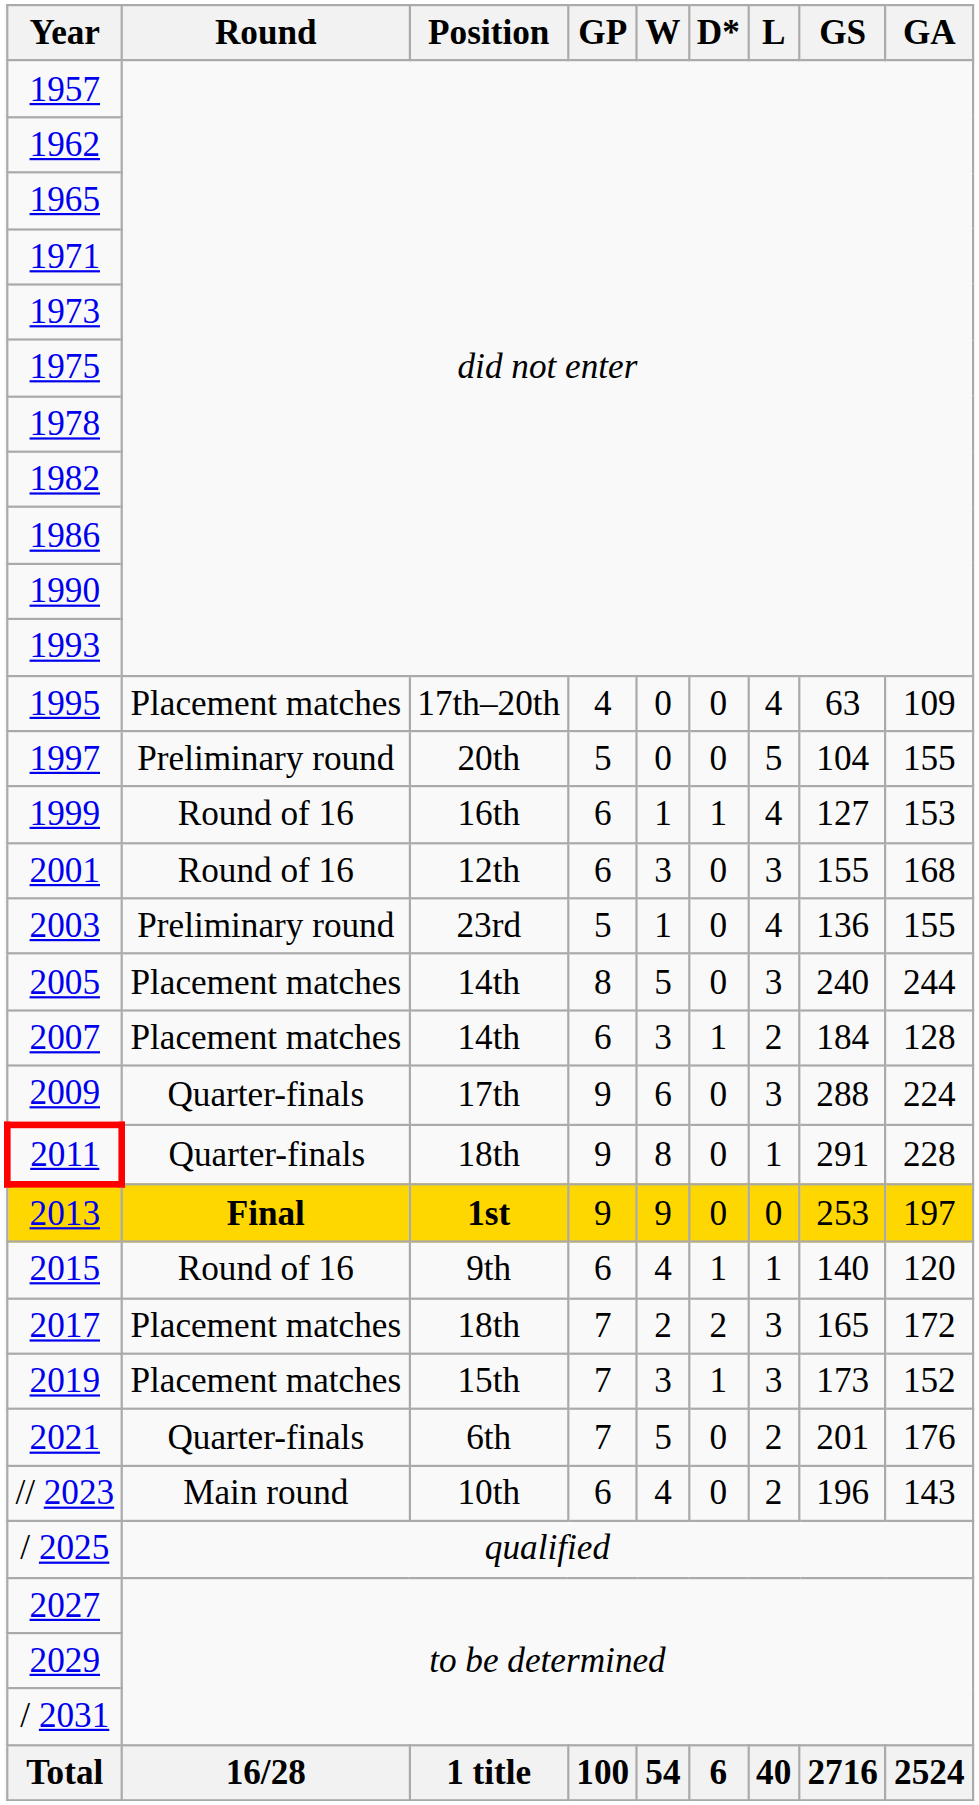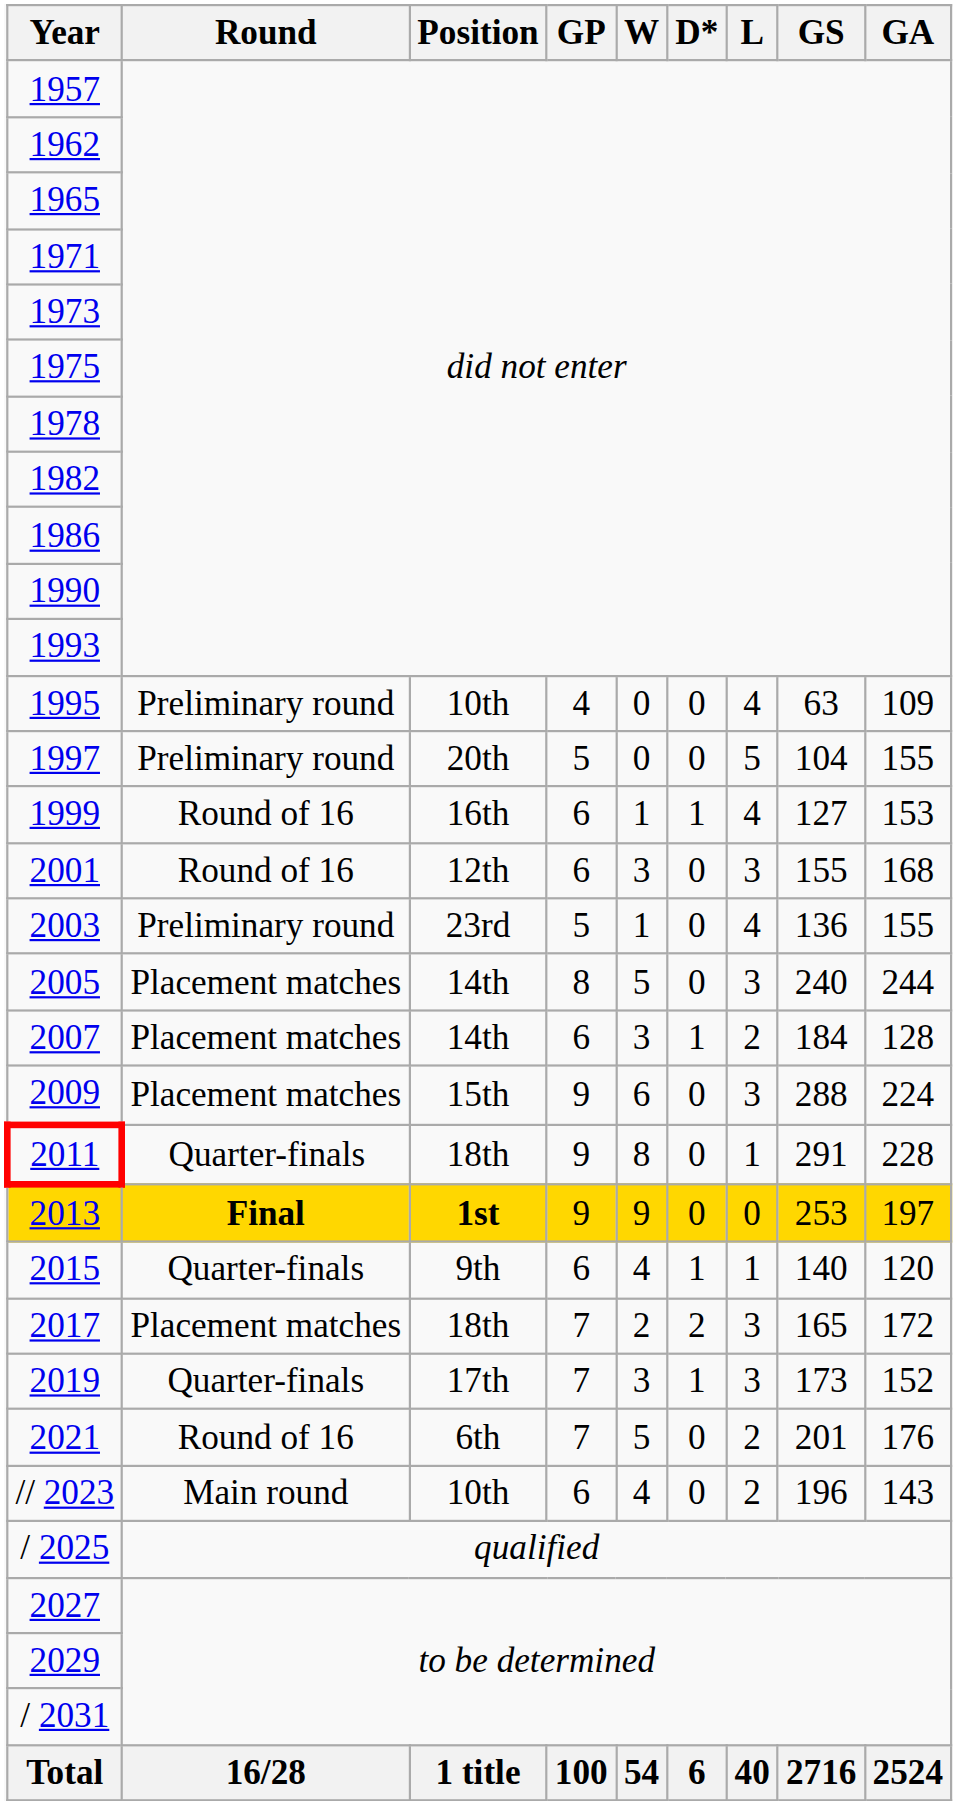(266, 702) Placement matches -> (266, 702) Preliminary round
(489, 702) 17th–20th -> (478, 702) 10th
(266, 1094) Quarter-finals -> (266, 1094) Placement matches
(489, 1094) 17th -> (478, 1094) 15th
(266, 1269) Round of 16 -> (266, 1269) Quarter-finals
(266, 1381) Placement matches -> (266, 1381) Quarter-finals
(489, 1381) 15th -> (478, 1381) 17th
(266, 1436) Quarter-finals -> (266, 1436) Round of 16
